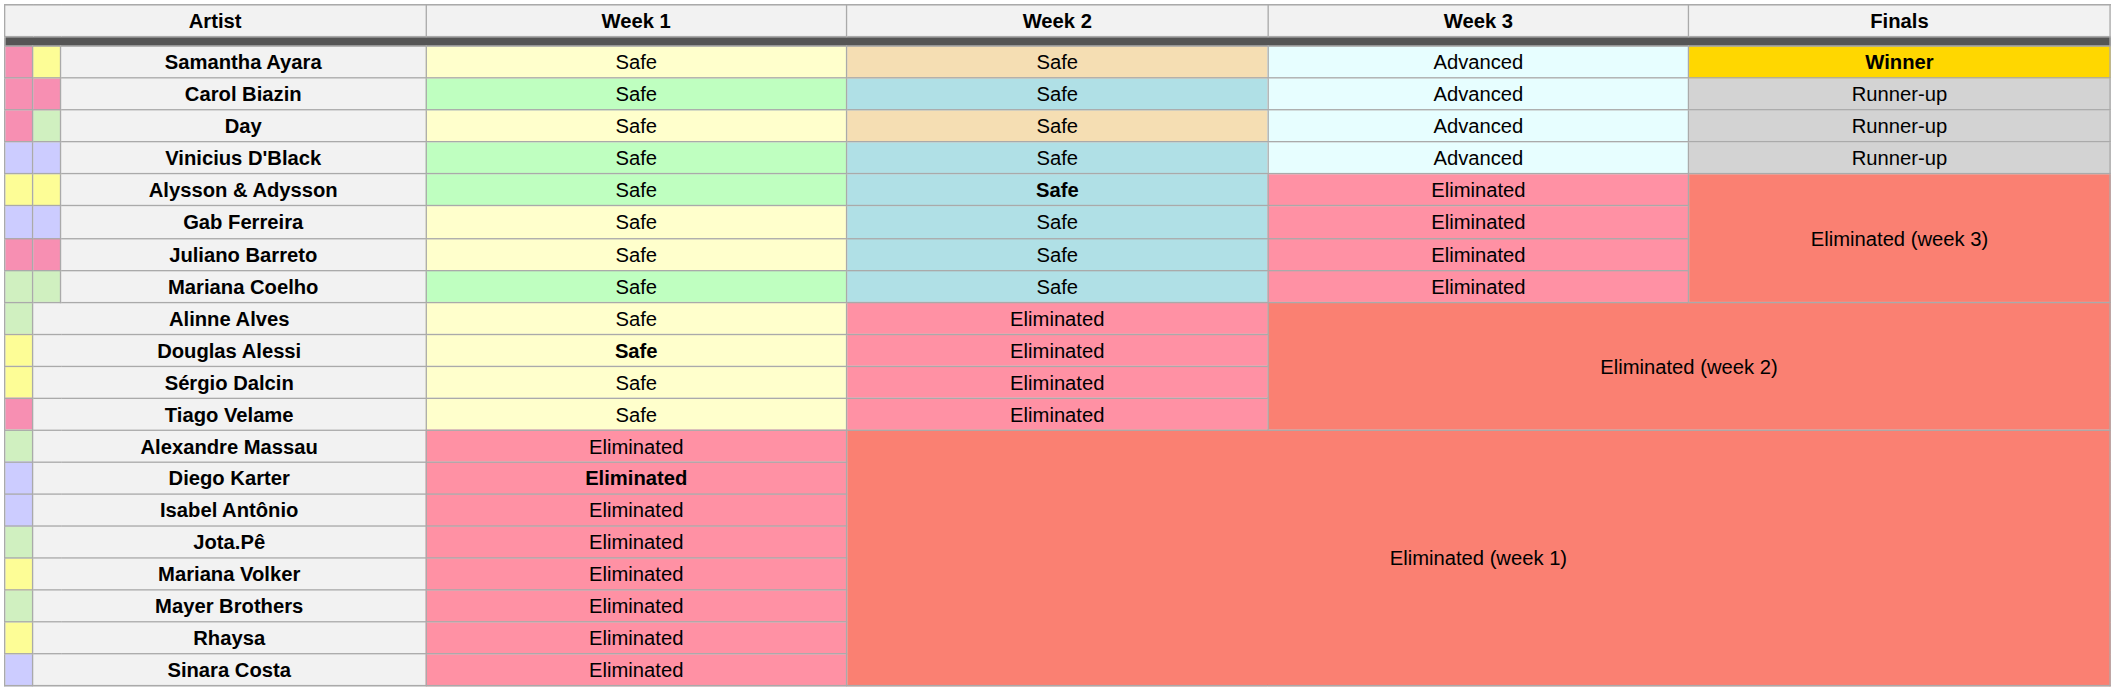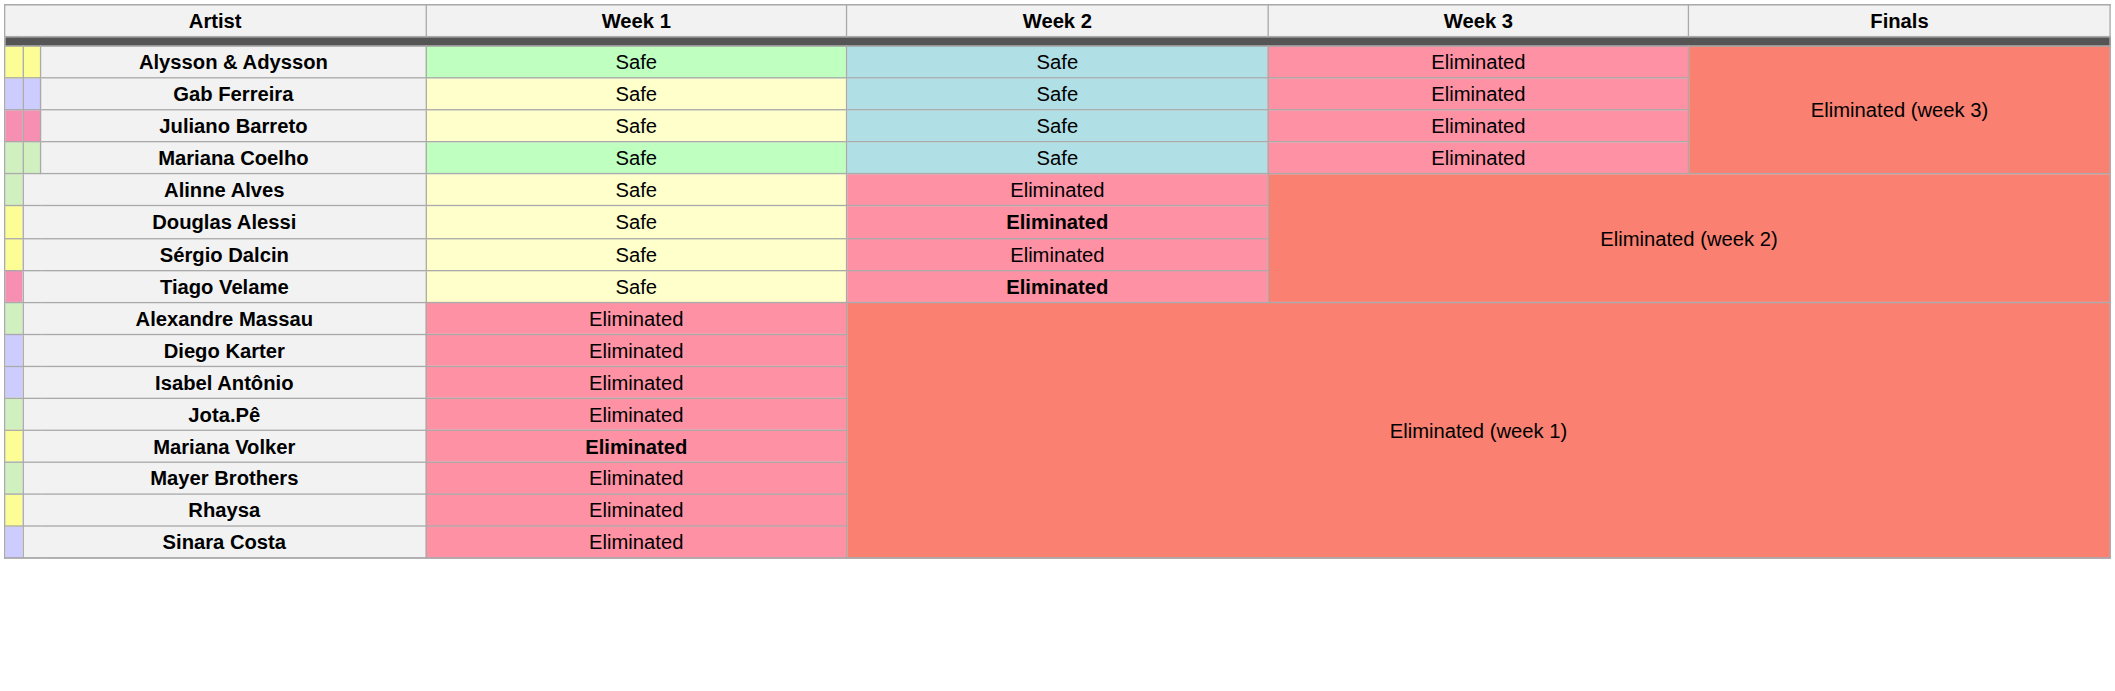- row: (47, 62)
- row: (47, 94)
- row: (47, 126)
- row: (47, 158)
(1057, 190) bold -> (1057, 62) normal
(636, 350) bold -> (636, 222) normal
(1057, 350) normal -> (1057, 222) bold
(1057, 414) normal -> (1057, 286) bold
(636, 478) bold -> (636, 350) normal
(636, 574) normal -> (636, 446) bold
